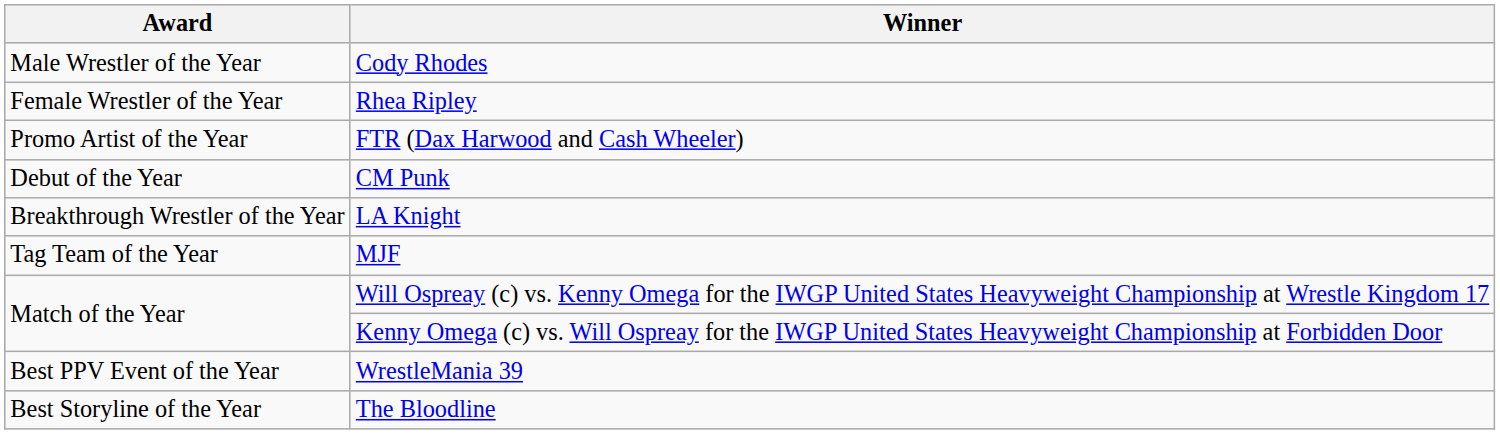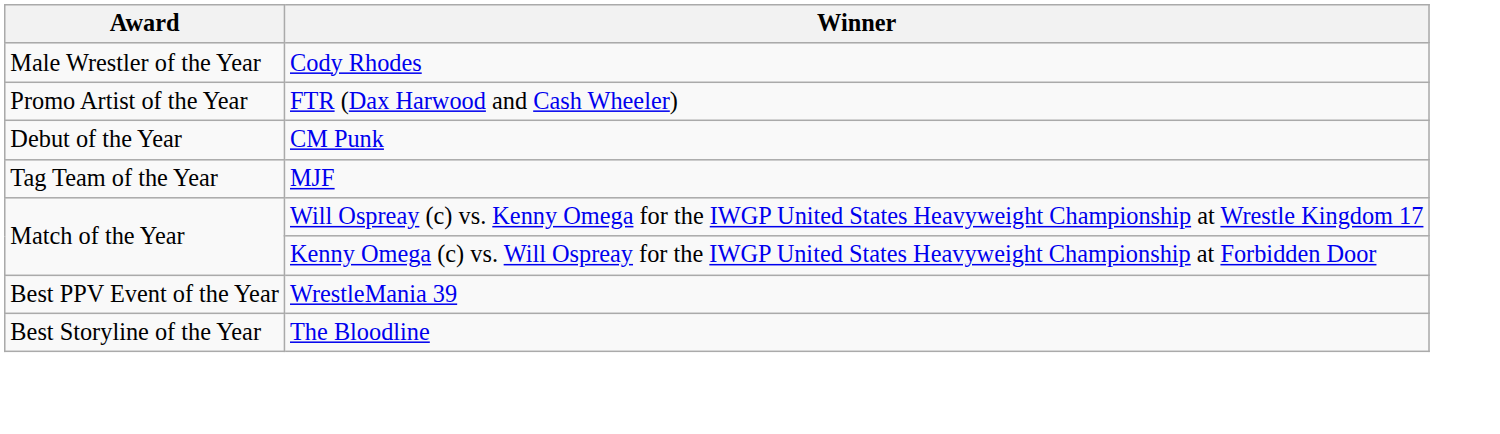- row: (416, 100)
- row: (408, 216)
